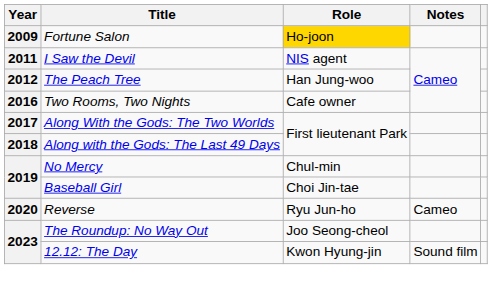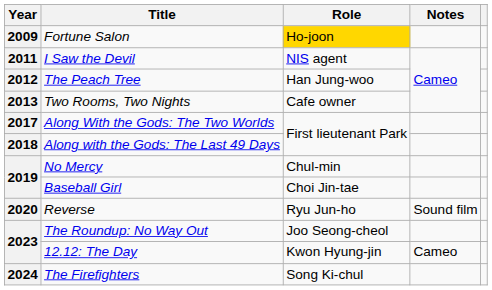(23, 101) 2016 -> (23, 101) 2013
(435, 209) Cameo -> (446, 209) Sound film
(446, 252) Sound film -> (435, 252) Cameo
+ row: (92, 274)
